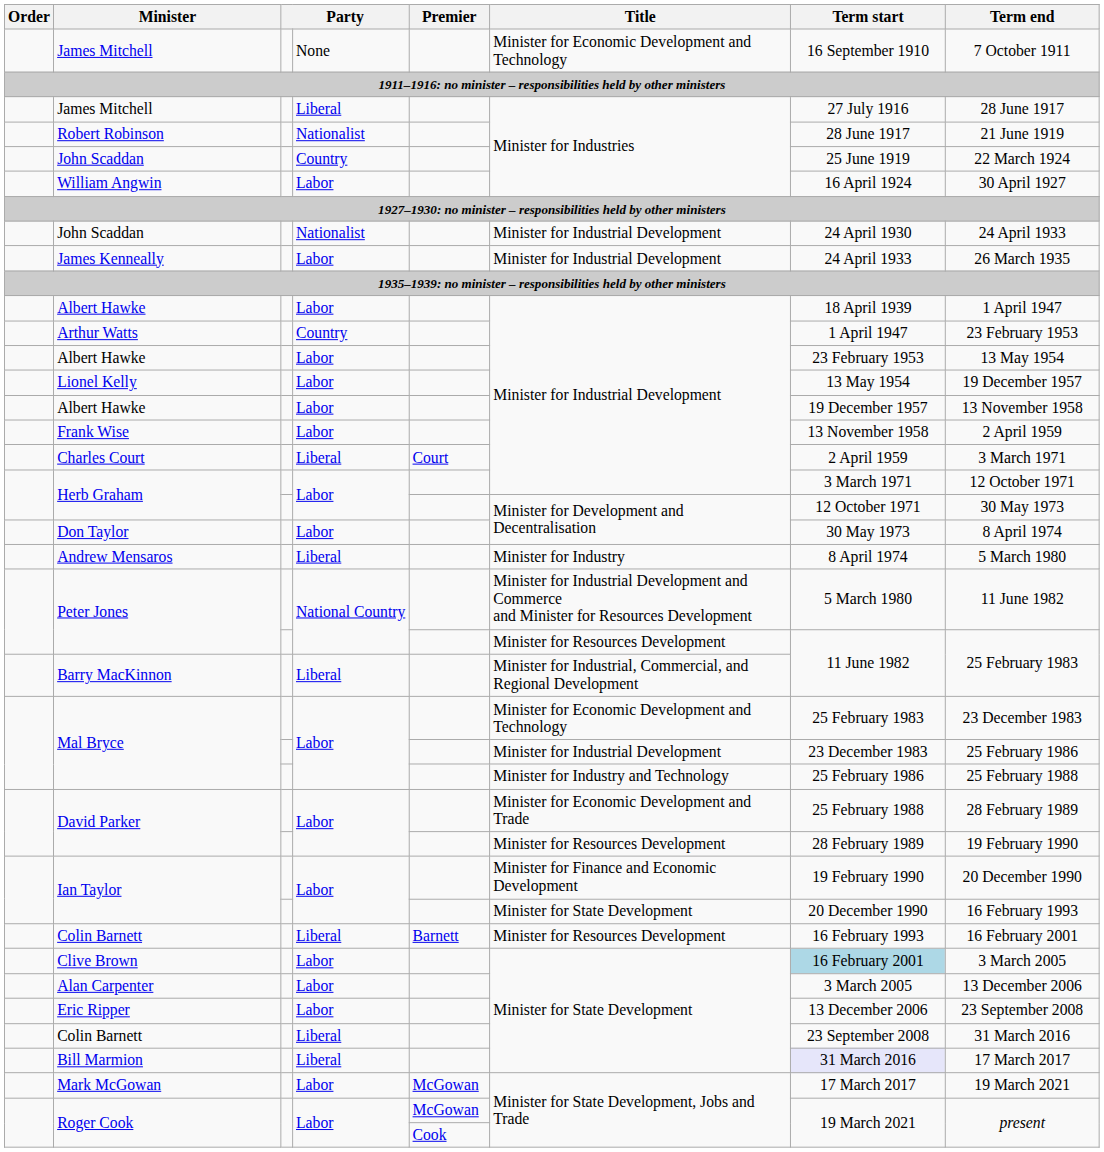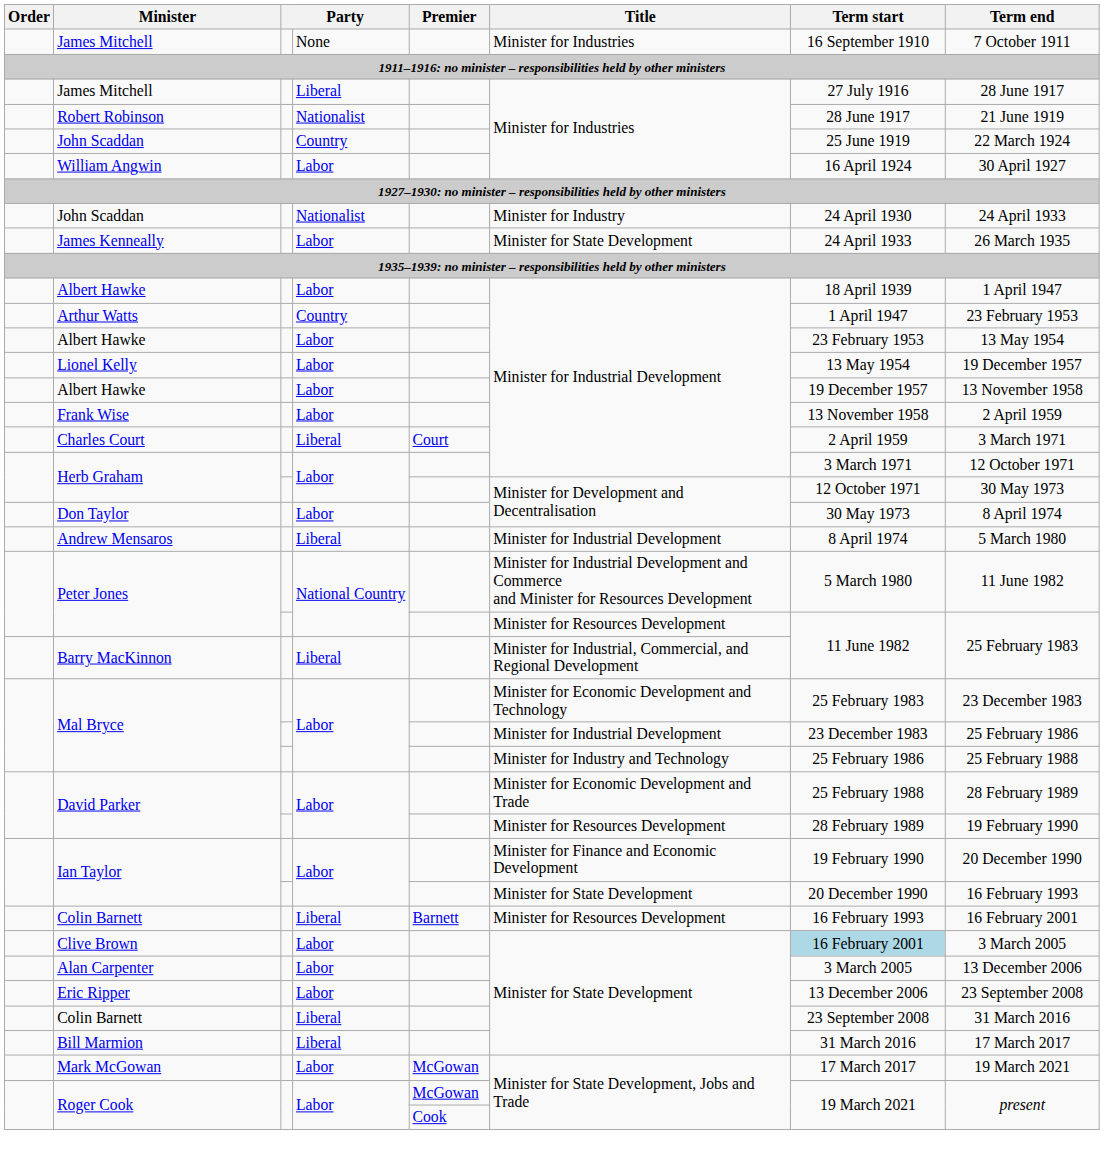(622, 50) Minister for Economic Development and Technology -> (564, 41) Minister for Industries
(607, 233) Minister for Industrial Development -> (559, 215) Minister for Industry
(607, 258) Minister for Industrial Development -> (593, 240) Minister for State Development
(559, 556) Minister for Industry -> (607, 539) Minister for Industrial Development
(868, 1060) lavender background -> (868, 1042) no background
